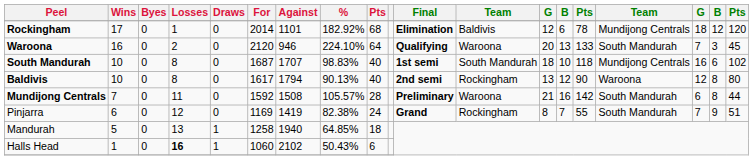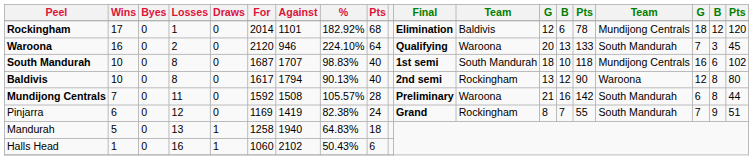(340, 129) 64.85% -> (340, 129) 64.83%
(177, 146) bold -> (177, 146) normal
